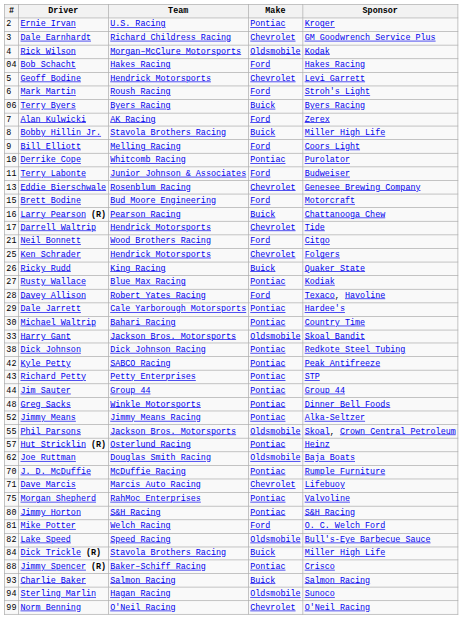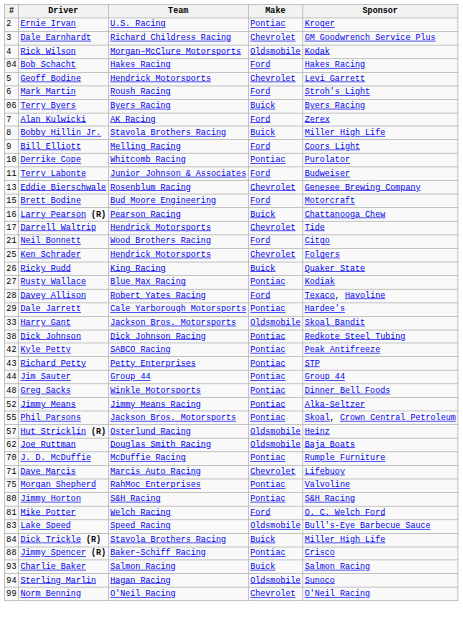- row: (58, 323)
(275, 432) Oldsmobile -> (268, 418) Pontiac
(268, 445) Pontiac -> (275, 432) Oldsmobile
(11, 540) 82 -> (11, 527) 83
